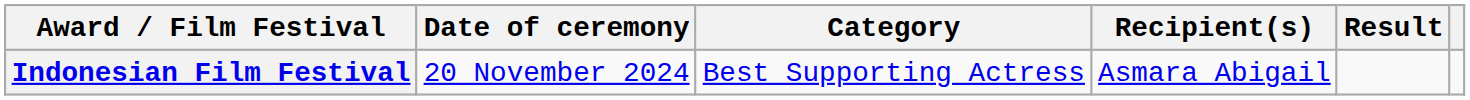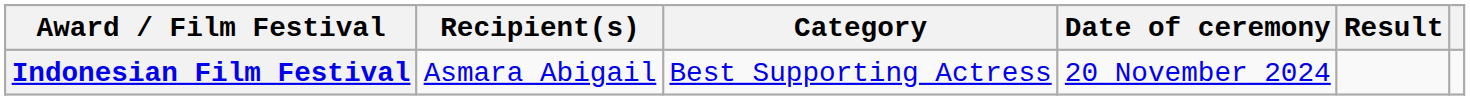columns swapped: (557, 28) <-> (1214, 28)
